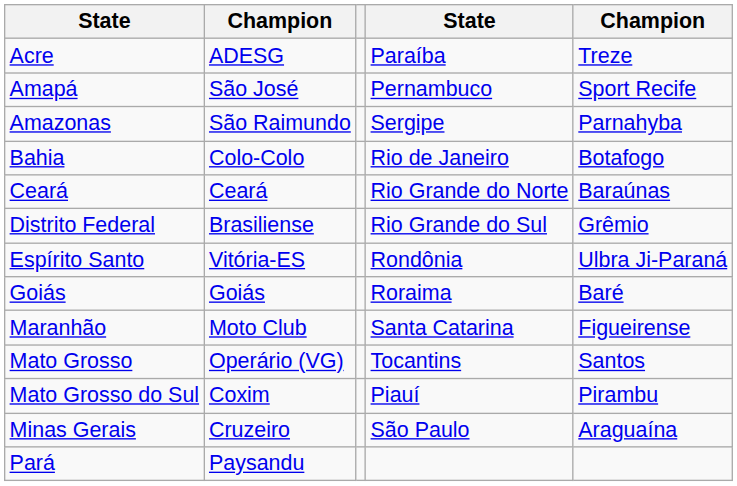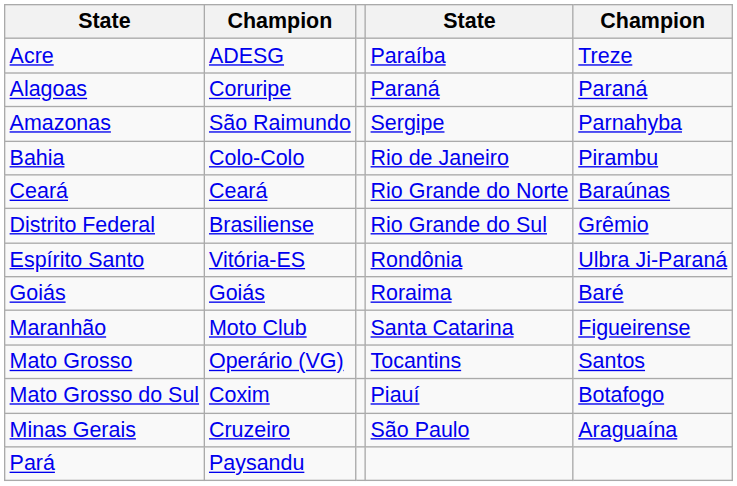+ row: (48, 89)
- row: (44, 89)
(621, 157) Botafogo -> (618, 157) Pirambu
(618, 395) Pirambu -> (621, 395) Botafogo
